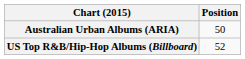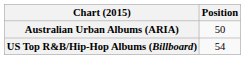(220, 46) 52 -> (220, 46) 54
